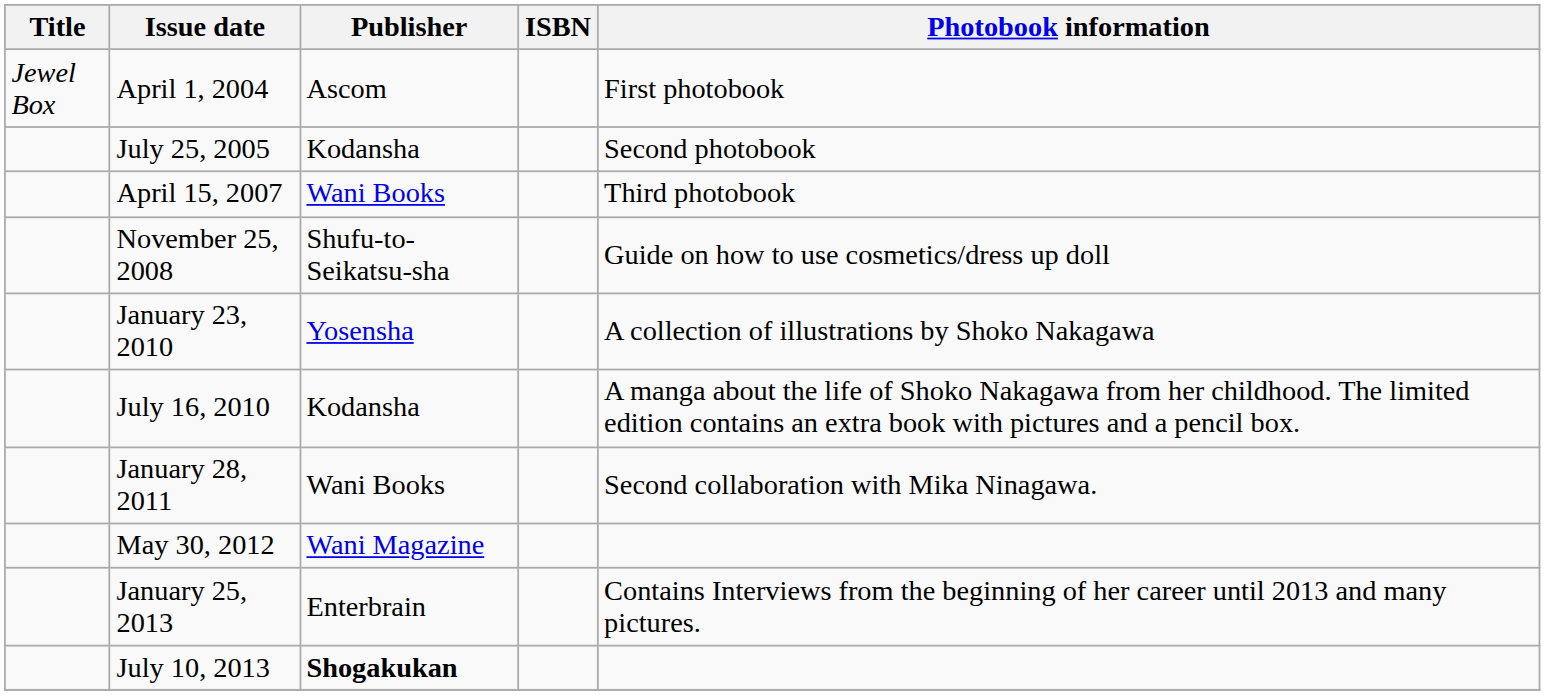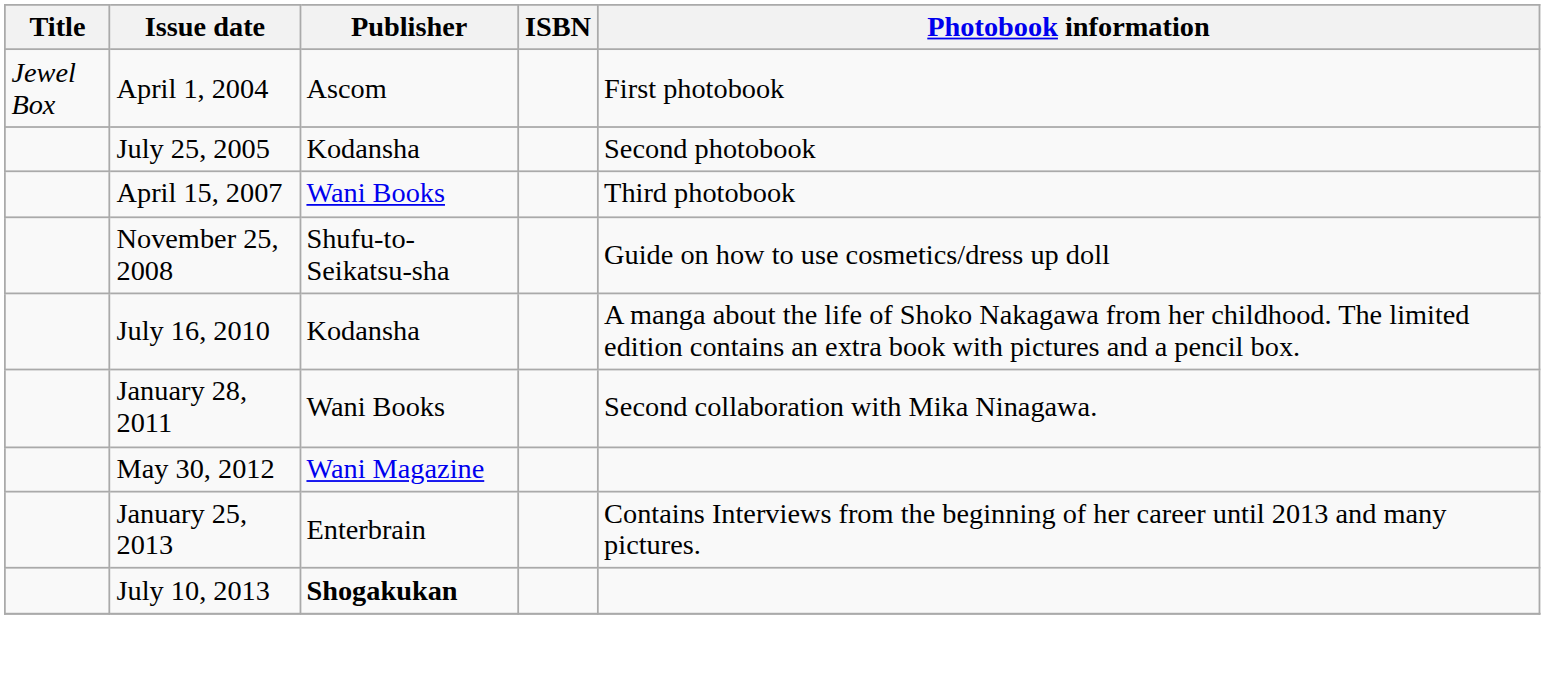- row: (182, 331)
